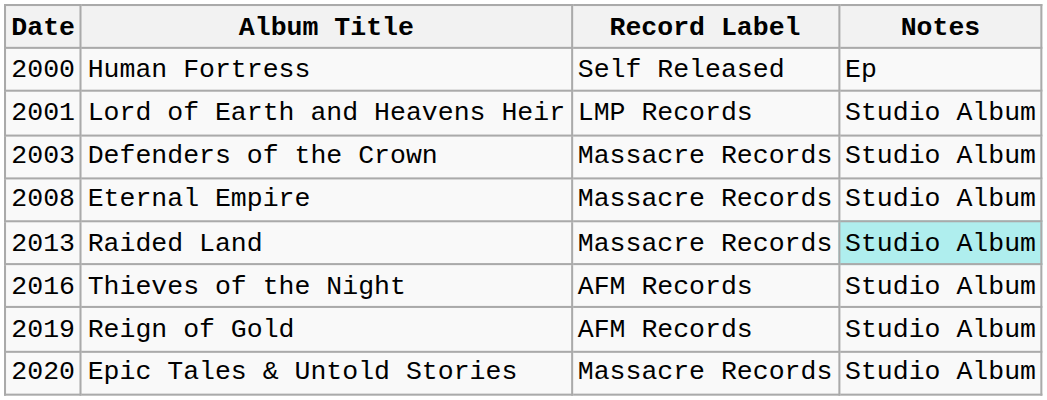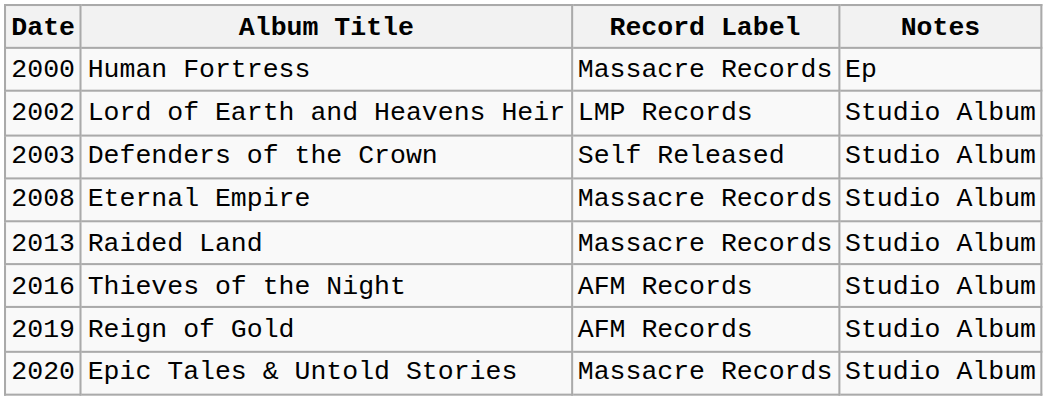(681, 70) Self Released -> (705, 70) Massacre Records
(43, 113) 2001 -> (43, 113) 2002
(705, 156) Massacre Records -> (681, 156) Self Released
(940, 243) paleturquoise background -> (940, 243) no background
